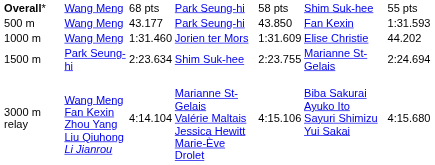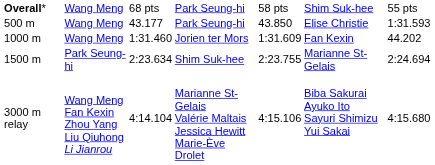(329, 23) Fan Kexin -> (336, 23) Elise Christie
(336, 38) Elise Christie -> (329, 38) Fan Kexin
